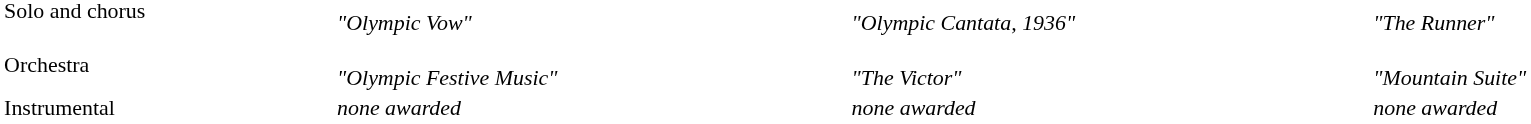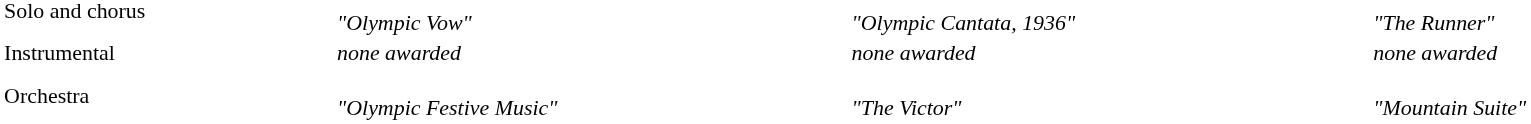rows swapped: (60, 107) <-> (47, 65)
